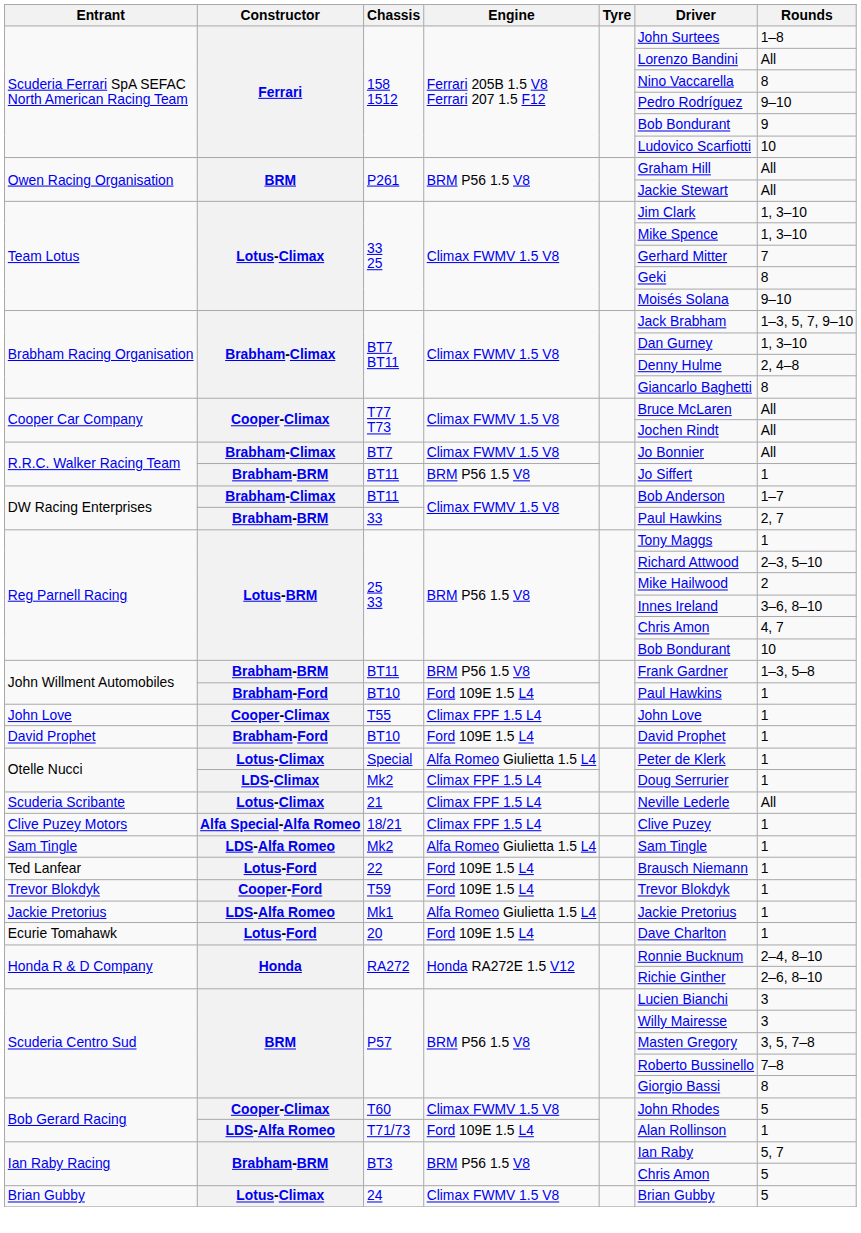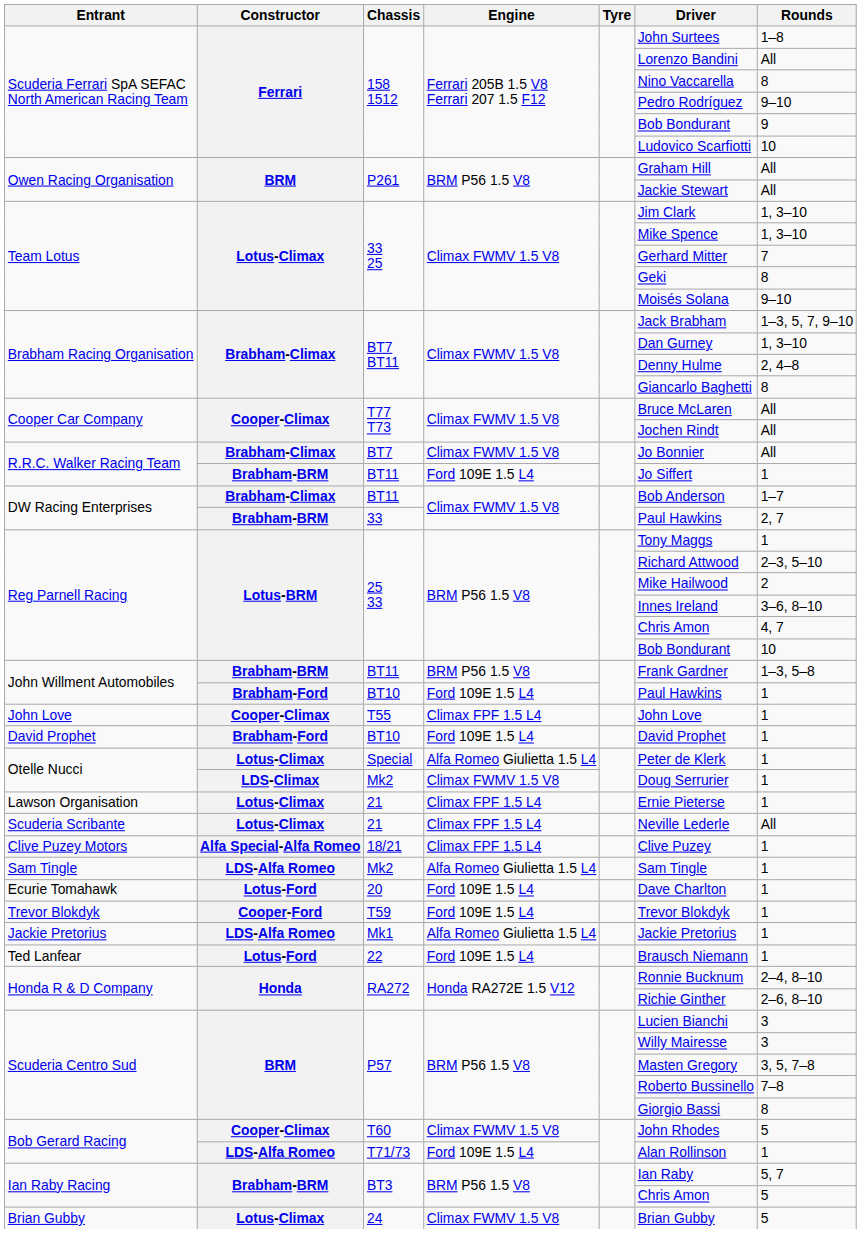(478, 474) BRM P56 1.5 V8 -> (480, 474) Ford 109E 1.5 L4
(484, 780) Climax FPF 1.5 L4 -> (493, 780) Climax FWMV 1.5 V8
+ row: (73, 802)
rows swapped: (44, 868) <-> (62, 933)
